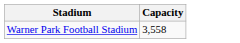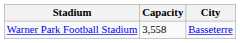+ column: (211, 13)
